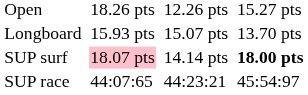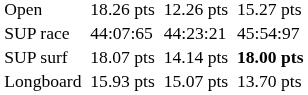rows swapped: (43, 33) <-> (37, 81)
(123, 57) pink background -> (123, 57) no background
